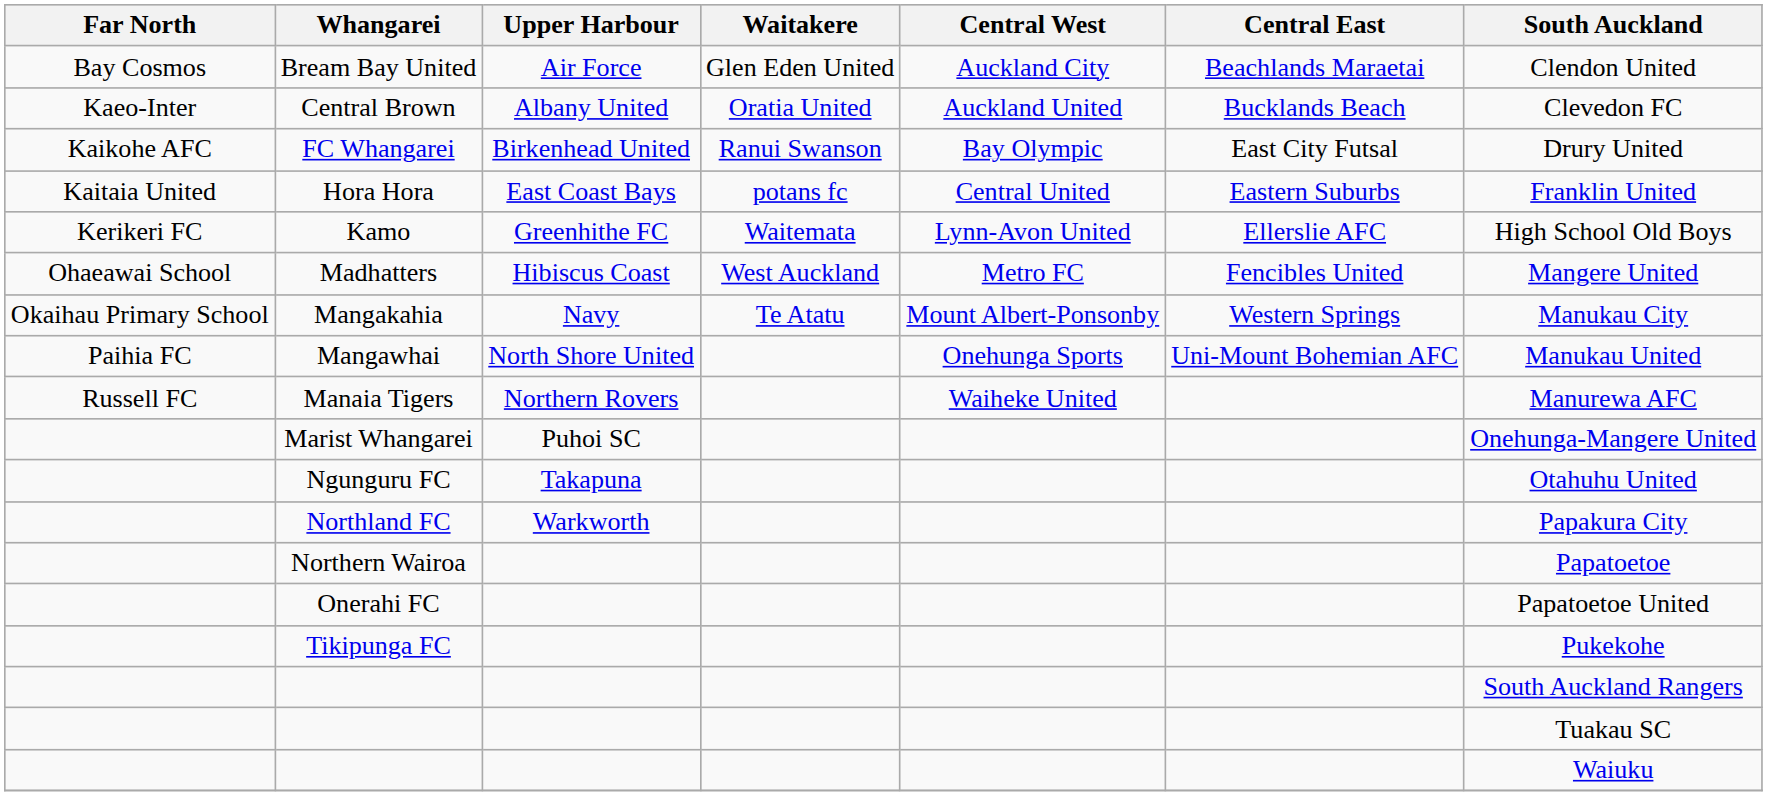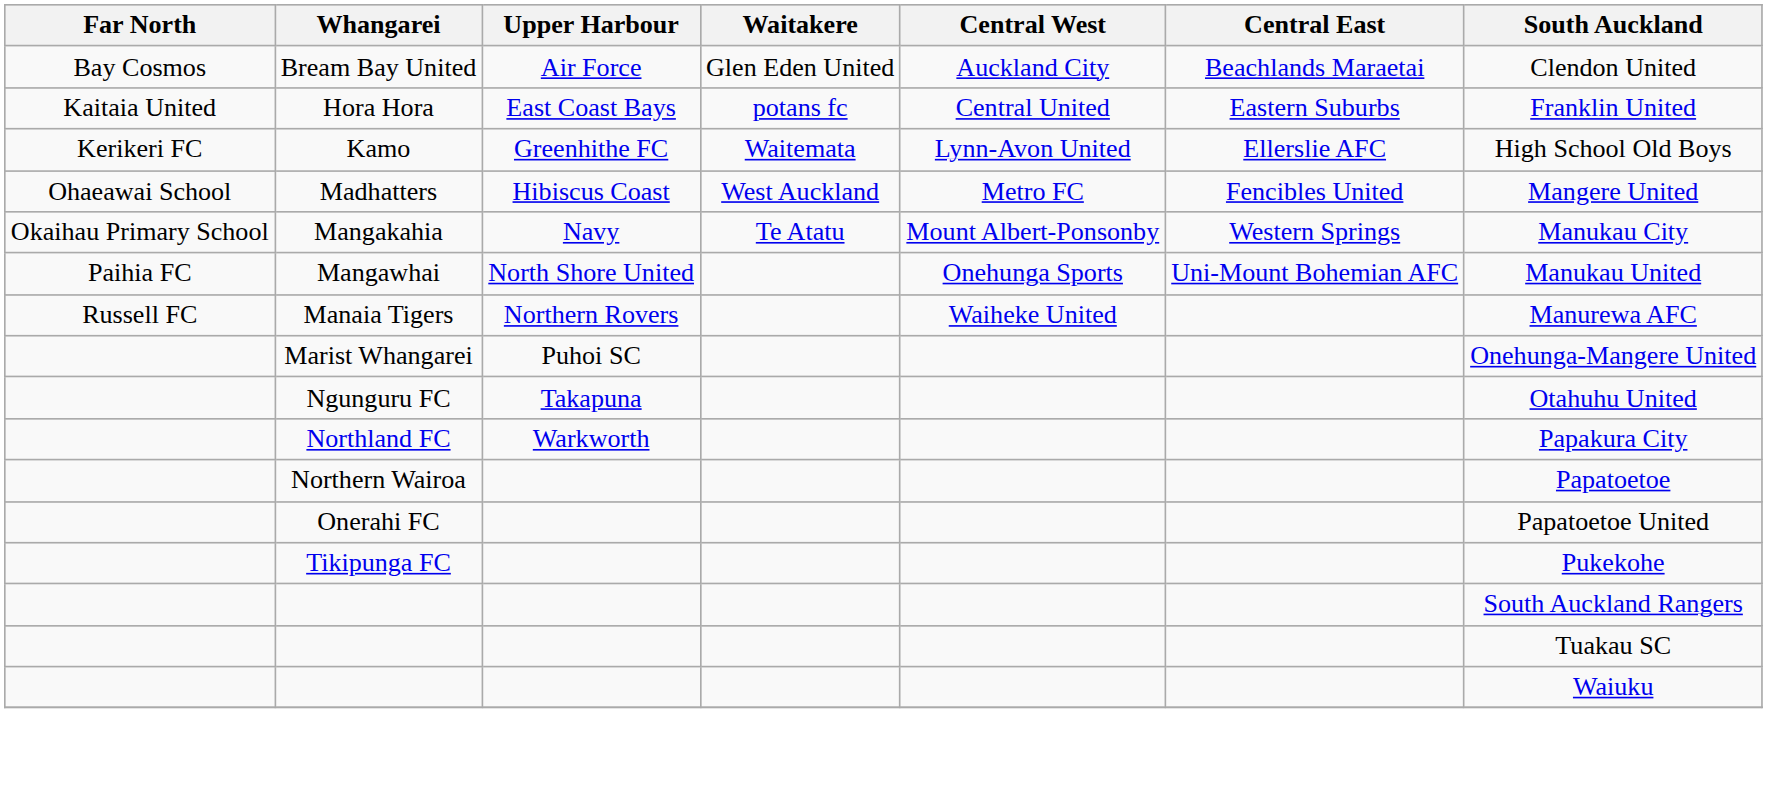- row: (378, 107)
- row: (378, 149)
